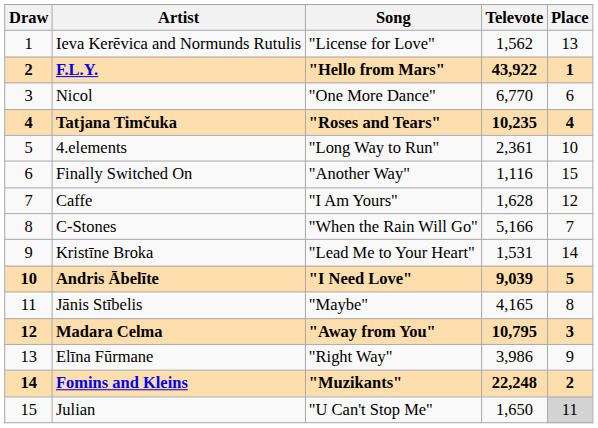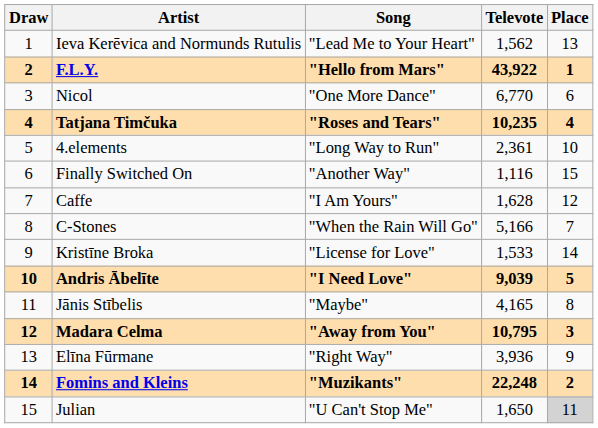(372, 43) "License for Love" -> (392, 43) "Lead Me to Your Heart"
(392, 252) "Lead Me to Your Heart" -> (372, 252) "License for Love"
(514, 252) 1,531 -> (514, 252) 1,533
(514, 357) 3,986 -> (514, 357) 3,936
